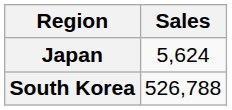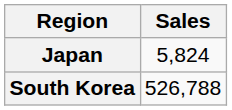(183, 54) 5,624 -> (183, 54) 5,824
